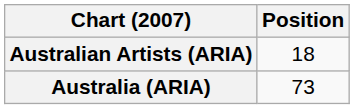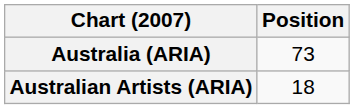rows swapped: (131, 86) <-> (131, 53)
